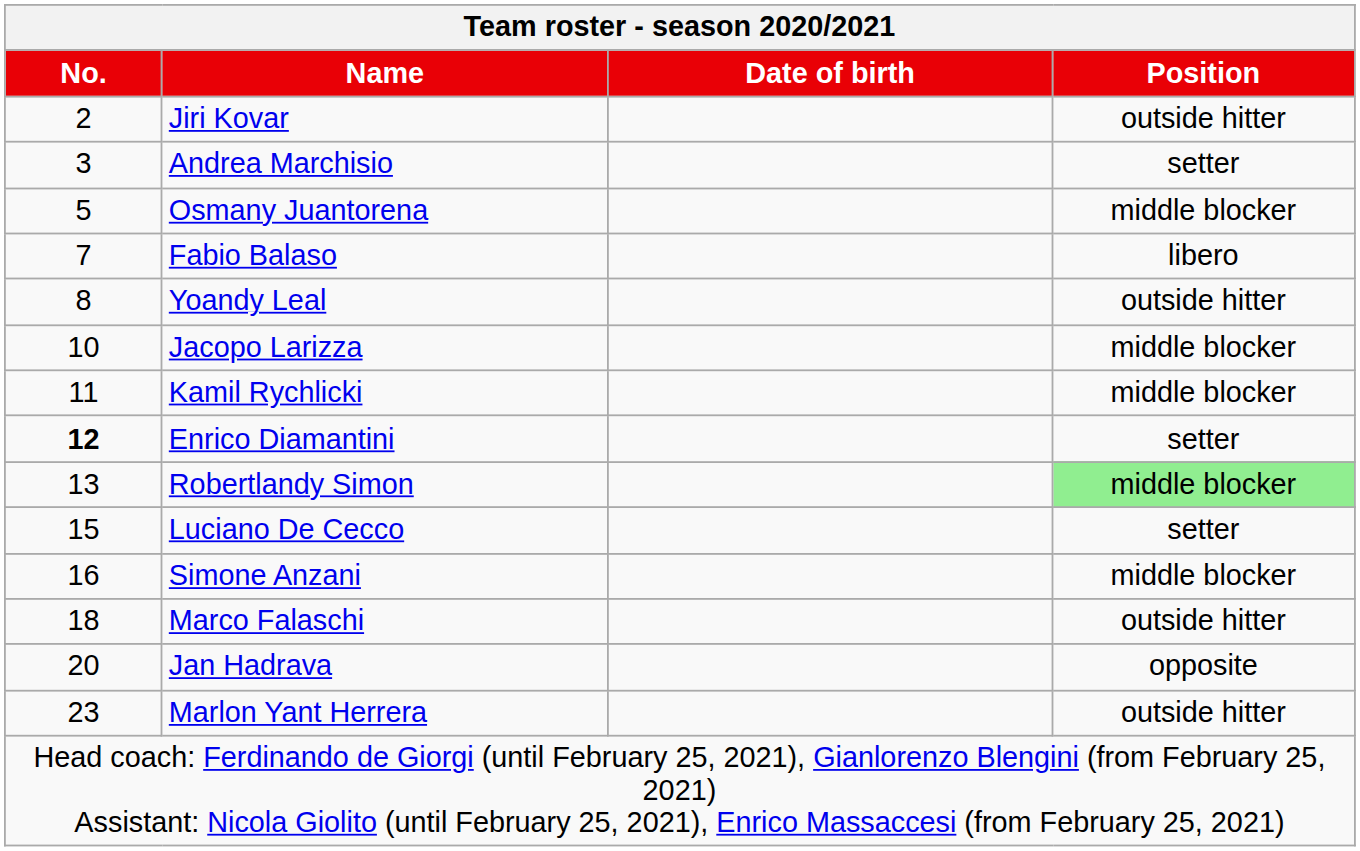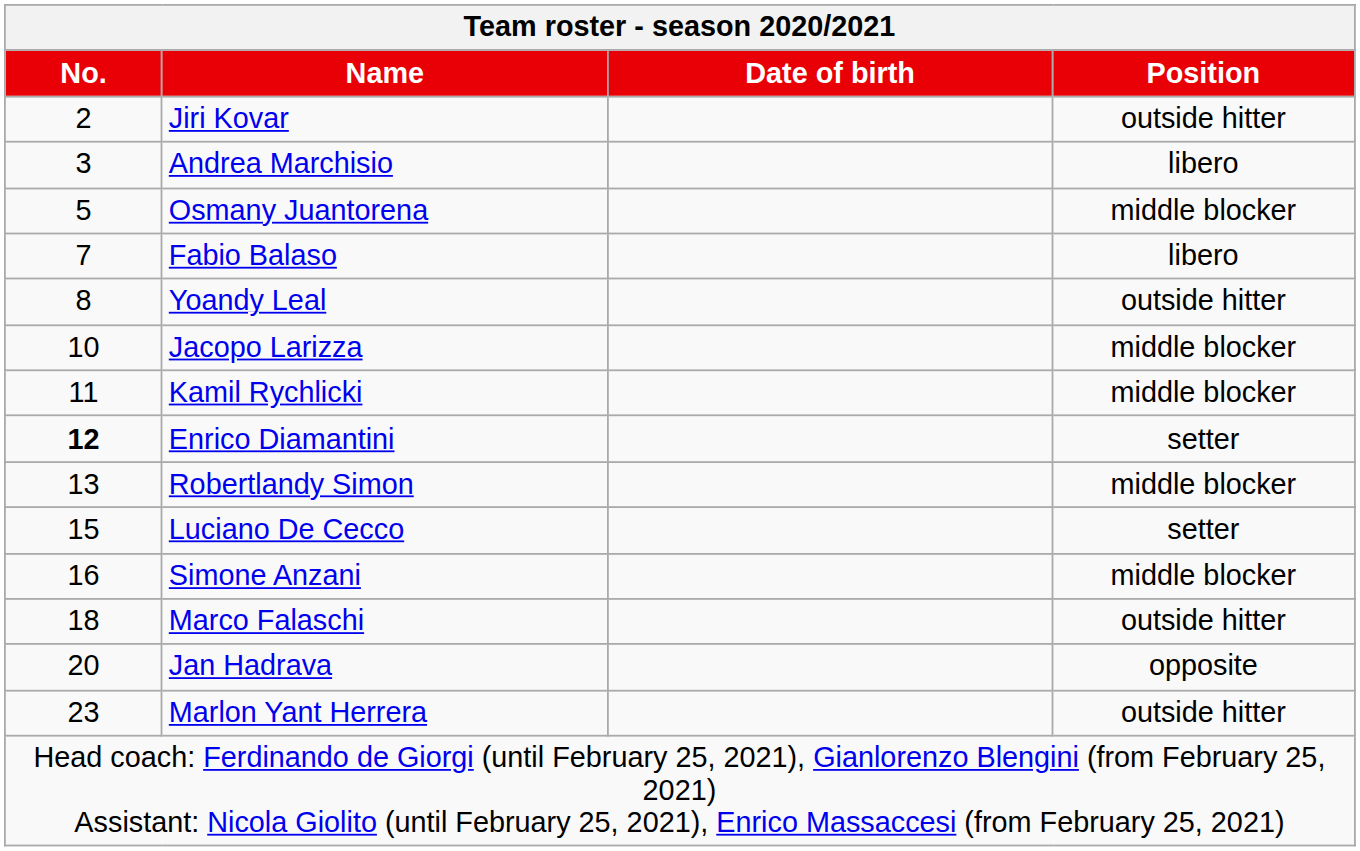(1203, 164) setter -> (1203, 164) libero
(1203, 484) lightgreen background -> (1203, 484) no background
